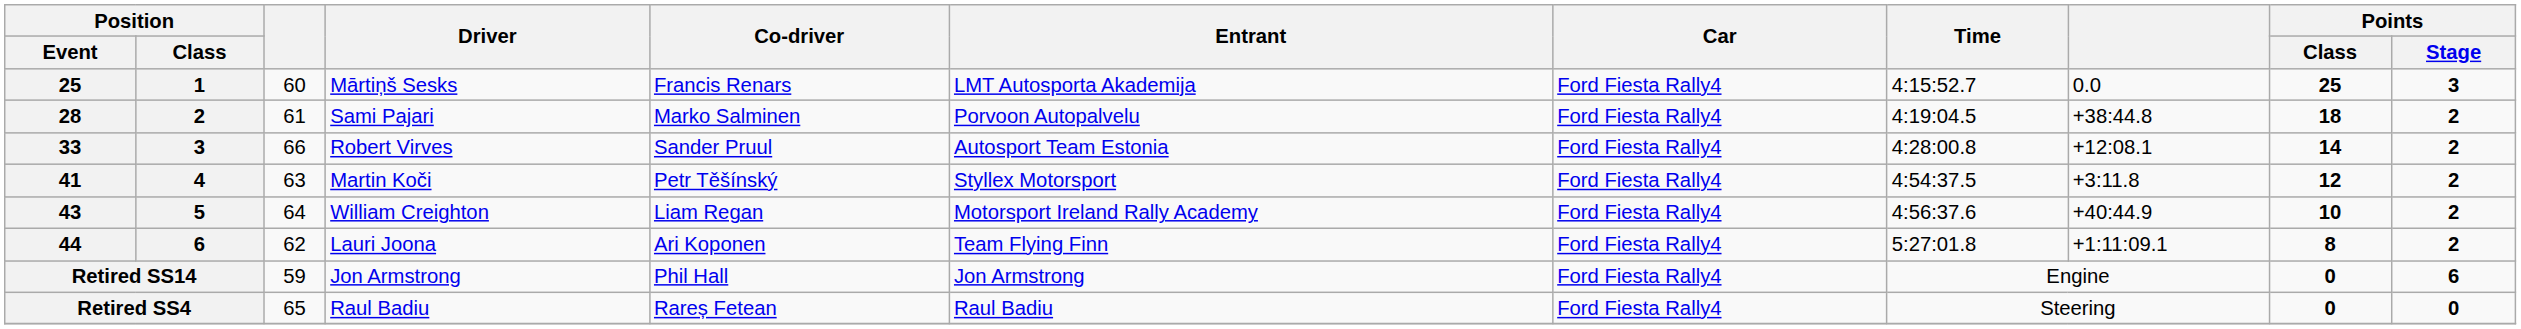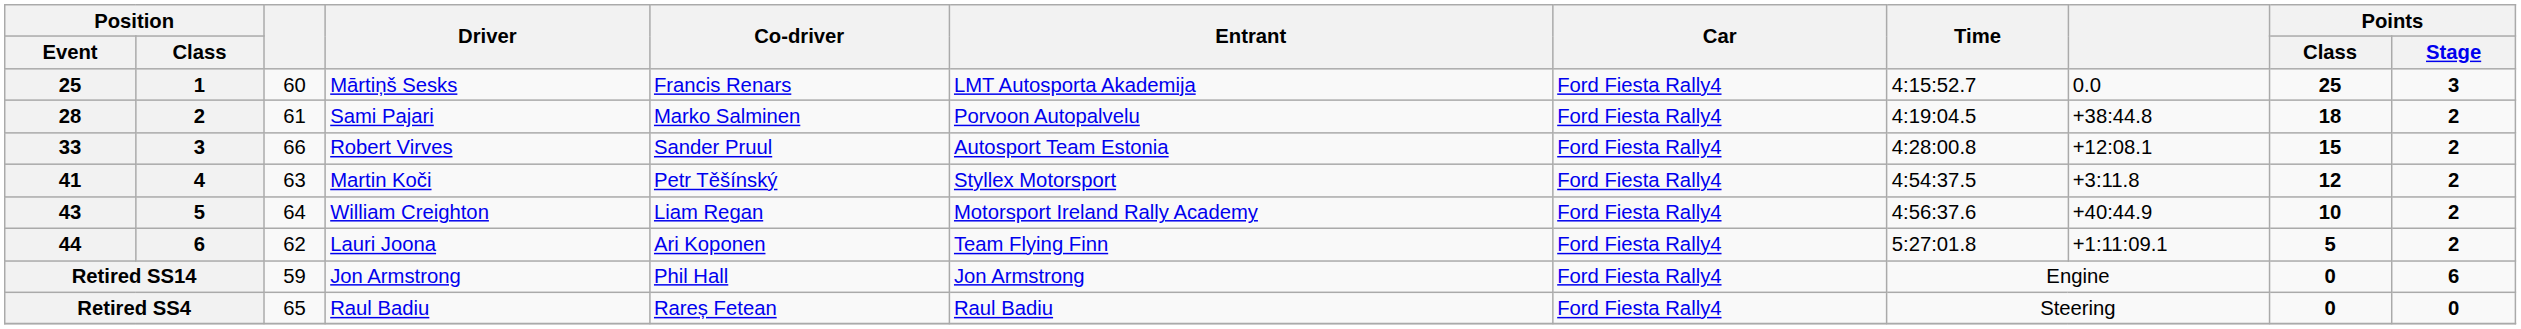(2330, 148) 14 -> (2330, 148) 15
(2330, 244) 8 -> (2330, 244) 5
